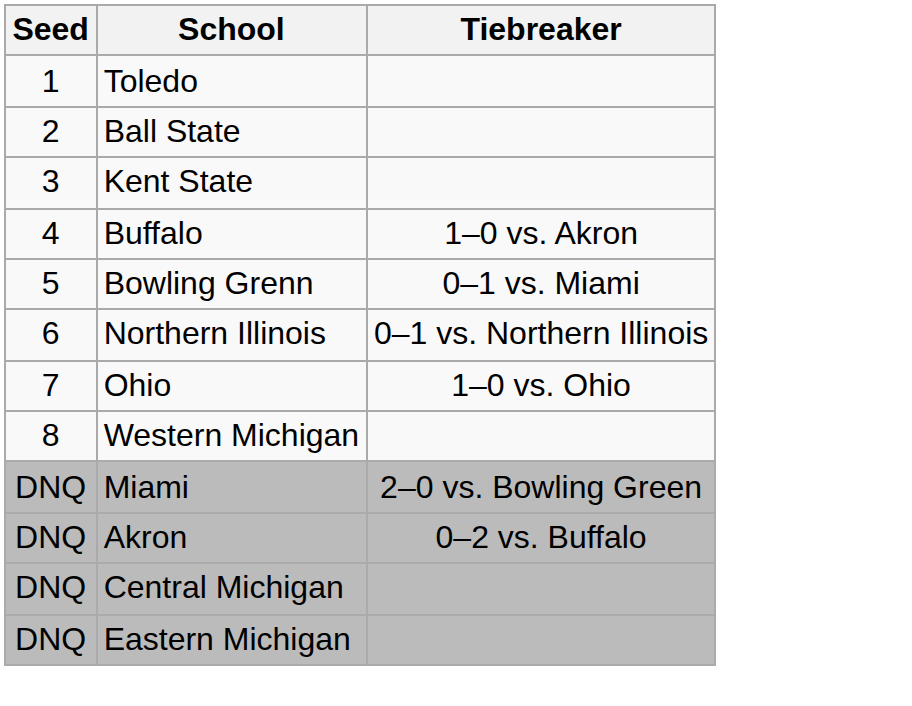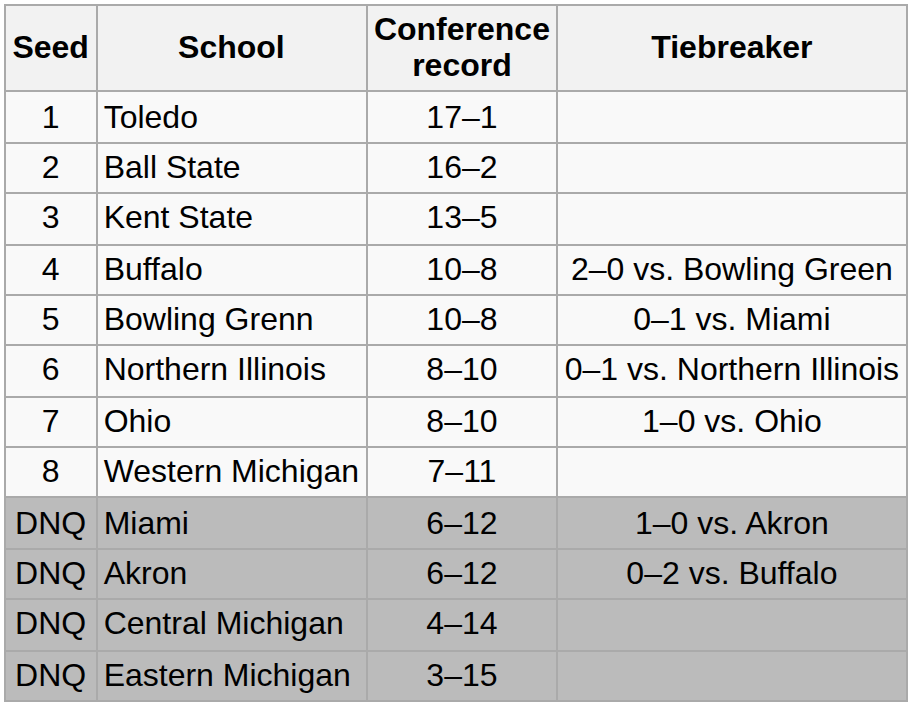+ column: (462, 47)
(541, 232) 1–0 vs. Akron -> (732, 268) 2–0 vs. Bowling Green
(541, 486) 2–0 vs. Bowling Green -> (732, 522) 1–0 vs. Akron
